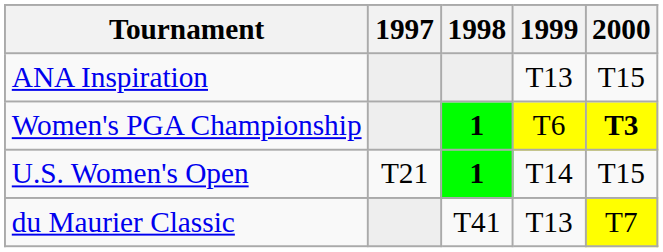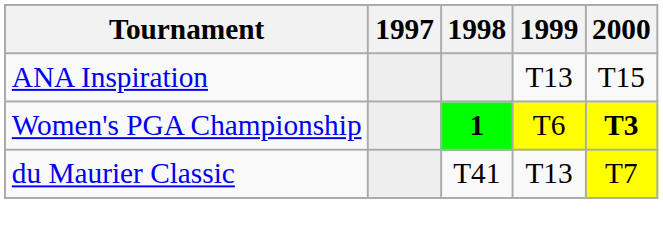- row: (130, 173)
